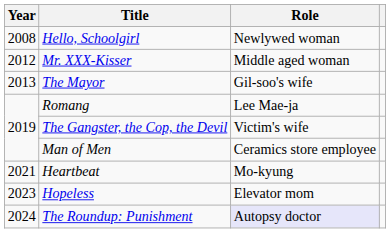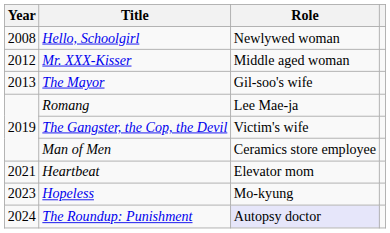(264, 171) Mo-kyung -> (274, 171) Elevator mom
(274, 194) Elevator mom -> (264, 194) Mo-kyung
